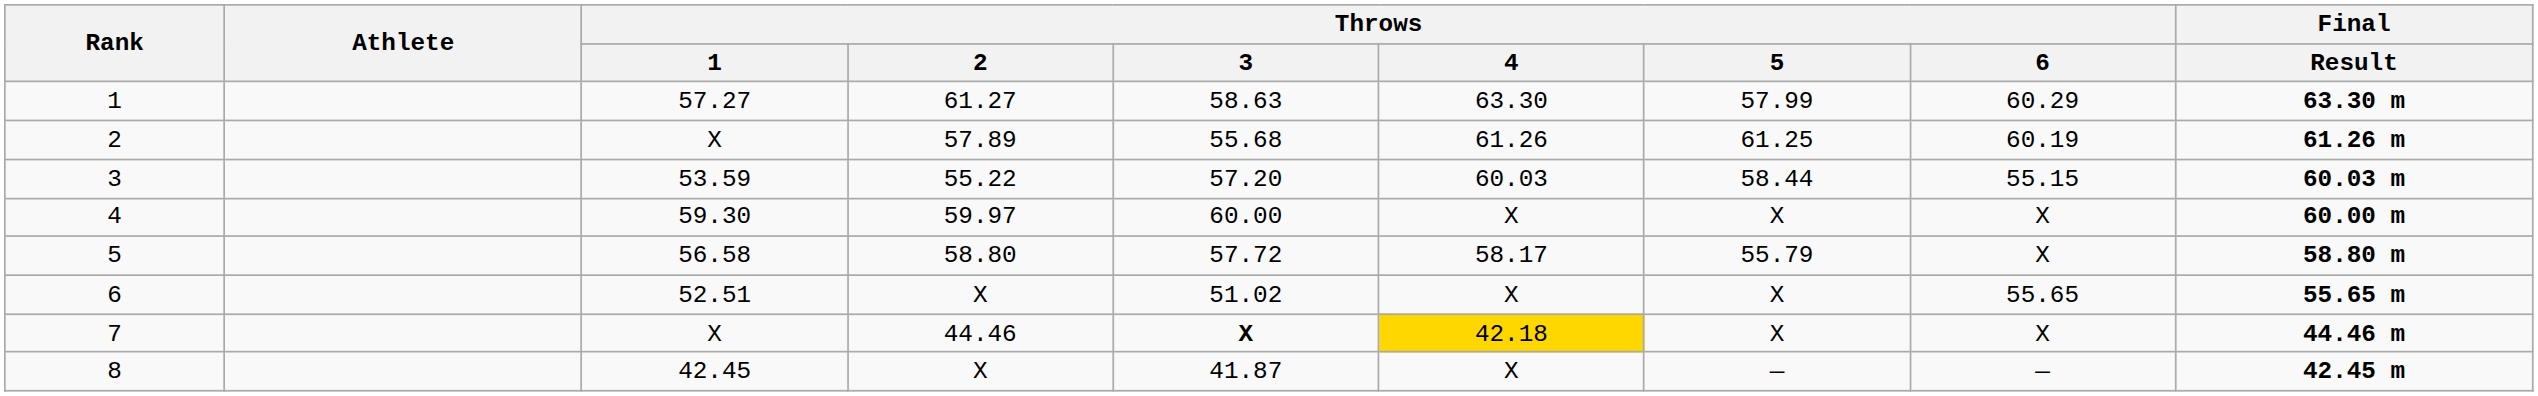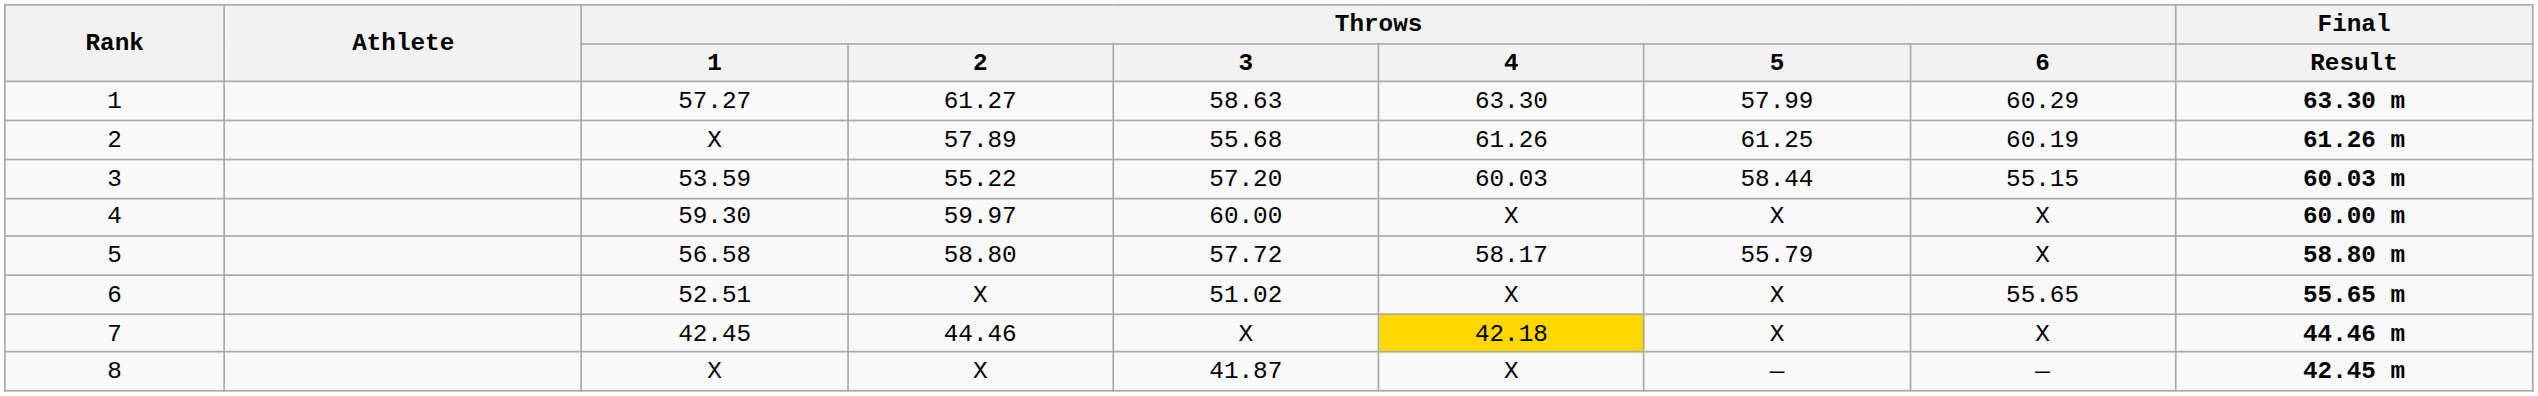(715, 333) X -> (715, 333) 42.45
(1246, 333) bold -> (1246, 333) normal
(715, 372) 42.45 -> (715, 372) X
